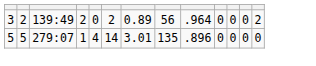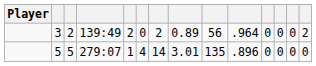+ column: (28, 14)
